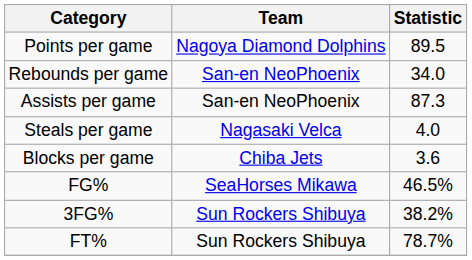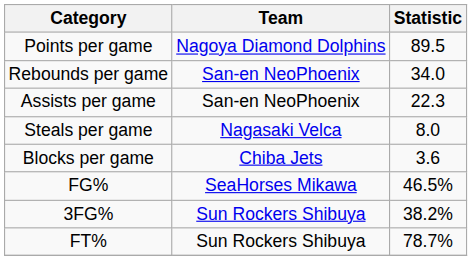(428, 102) 87.3 -> (428, 102) 22.3
(428, 130) 4.0 -> (428, 130) 8.0
